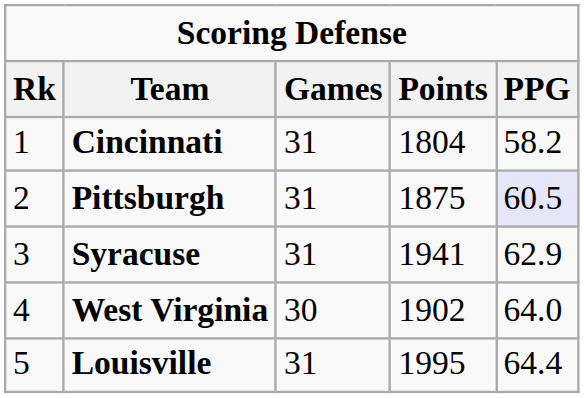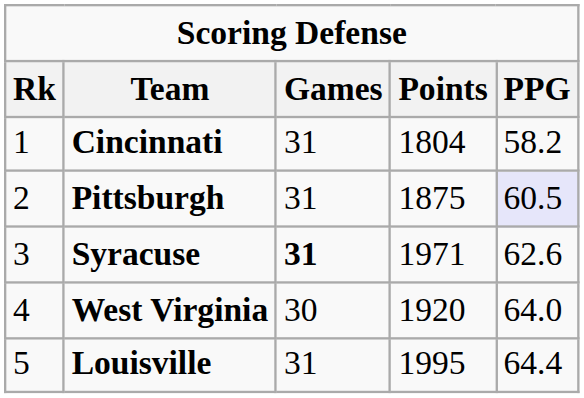(301, 253) normal -> (301, 253) bold
(432, 253) 1941 -> (432, 253) 1971
(533, 253) 62.9 -> (533, 253) 62.6
(432, 309) 1902 -> (432, 309) 1920
